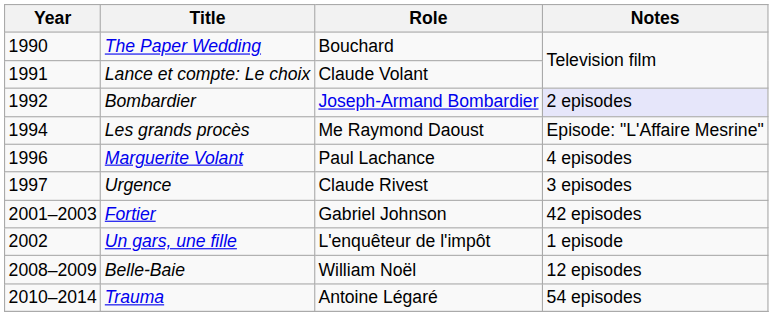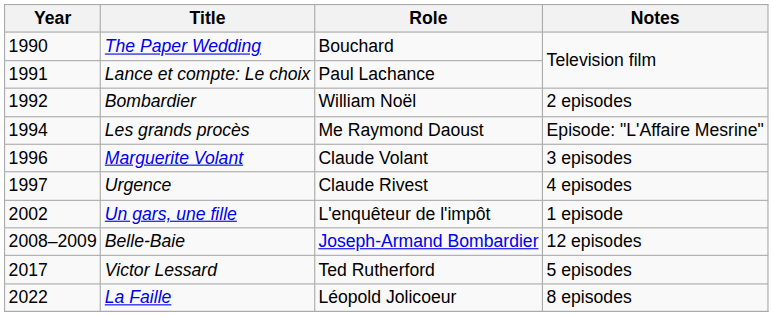(373, 74) Claude Volant -> (377, 74) Paul Lachance
(428, 102) Joseph-Armand Bombardier -> (367, 102) William Noël
(589, 102) lavender background -> (589, 102) no background
(377, 158) Paul Lachance -> (373, 158) Claude Volant
(589, 158) 4 episodes -> (589, 158) 3 episodes
(589, 185) 3 episodes -> (589, 185) 4 episodes
- row: (130, 213)
(367, 269) William Noël -> (428, 241) Joseph-Armand Bombardier
- row: (134, 297)
+ row: (161, 269)
+ row: (138, 297)
